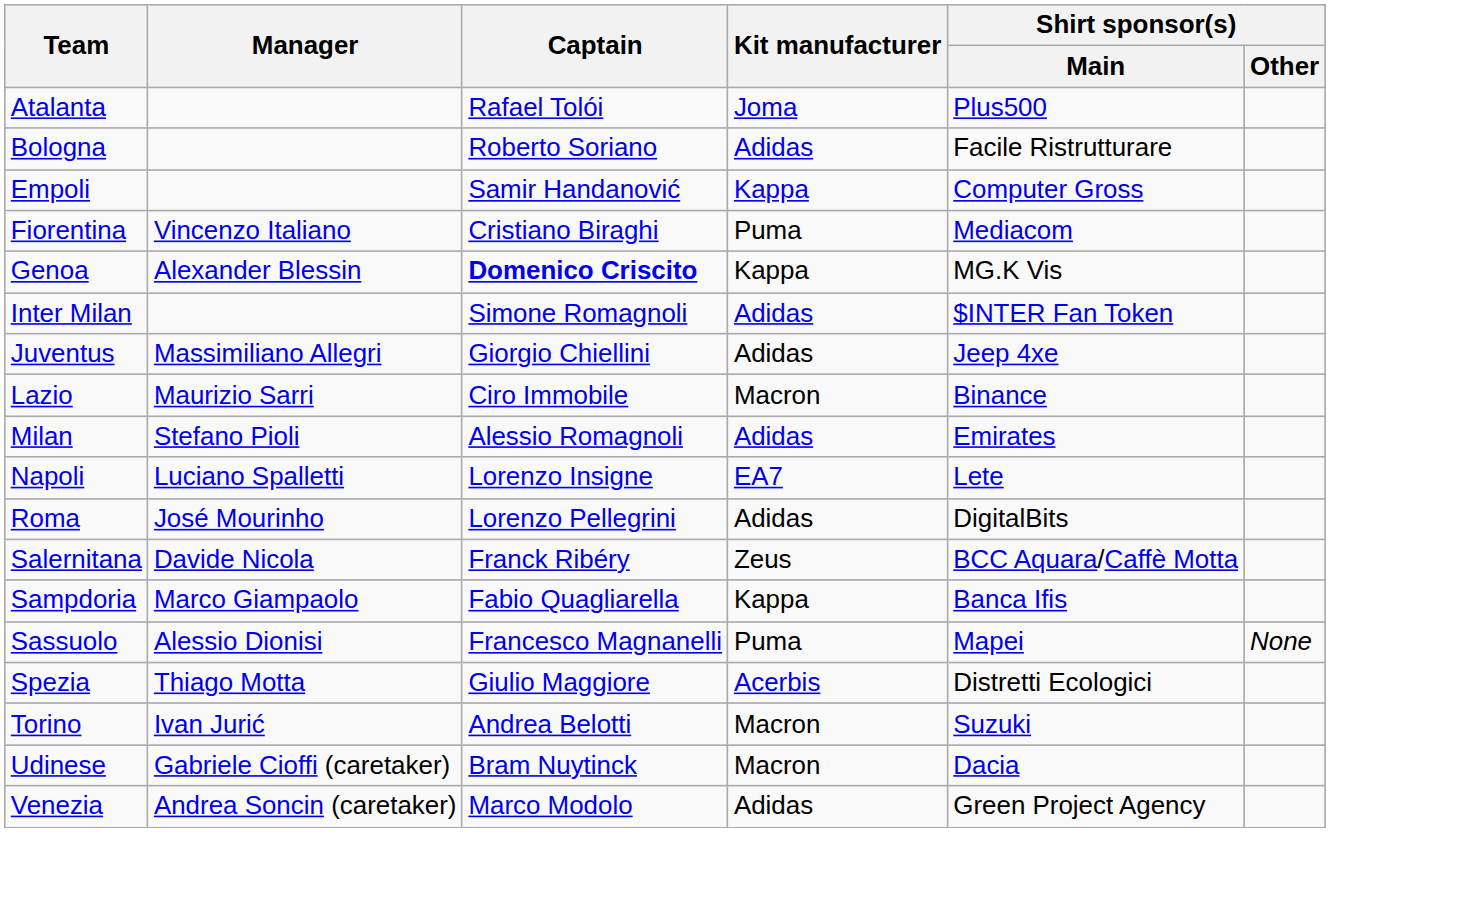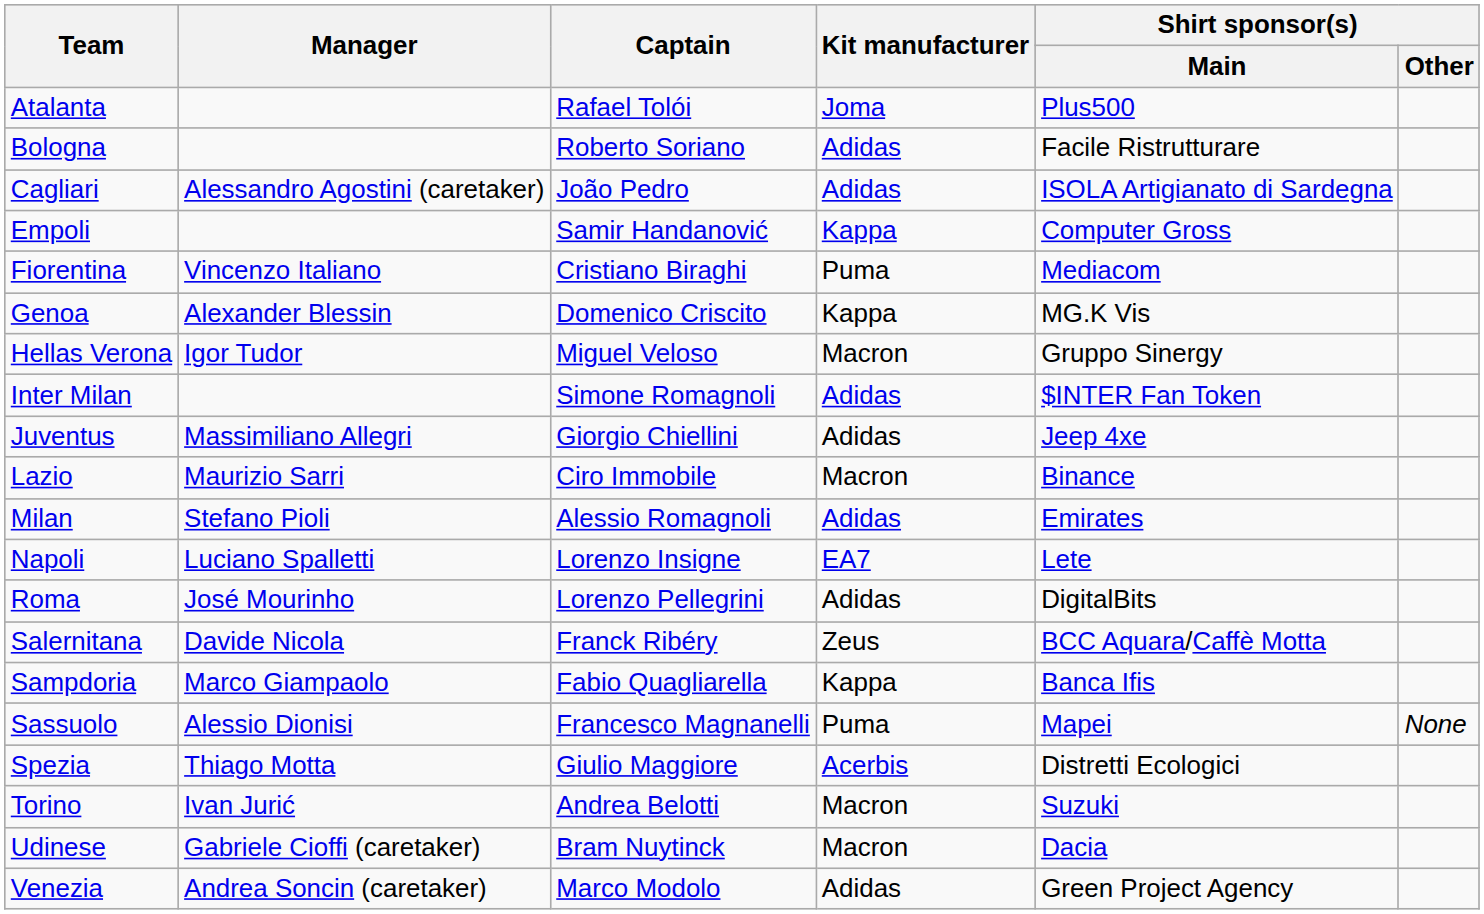+ row: (55, 189)
(583, 271) bold -> (661, 312) normal
+ row: (91, 353)
